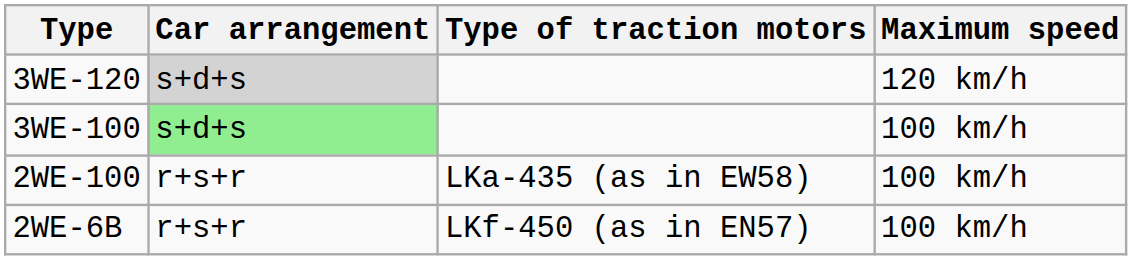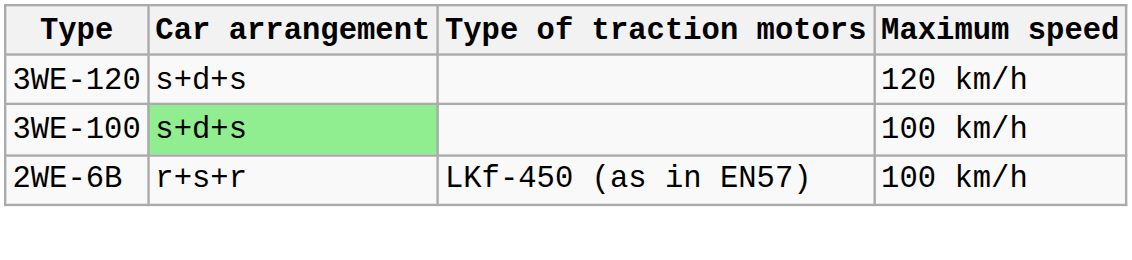(201, 80) lightgrey background -> (201, 80) no background
- row: (77, 179)
